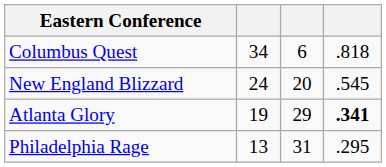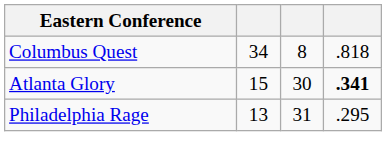(302, 52) 6 -> (302, 52) 8
- row: (96, 83)
(258, 115) 19 -> (258, 83) 15
(302, 115) 29 -> (302, 83) 30
